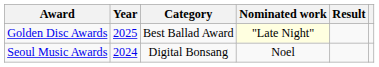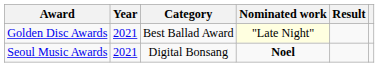(125, 33) 2025 -> (125, 33) 2021
(125, 52) 2024 -> (125, 52) 2021
(283, 52) normal -> (283, 52) bold
